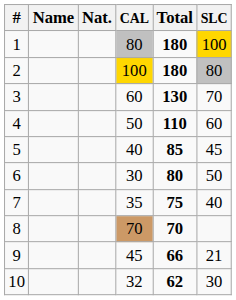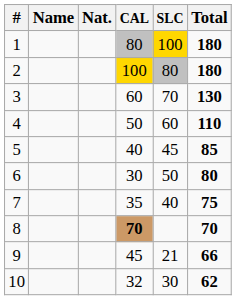columns swapped: (214, 18) <-> (175, 17)
(134, 228) normal -> (134, 228) bold
